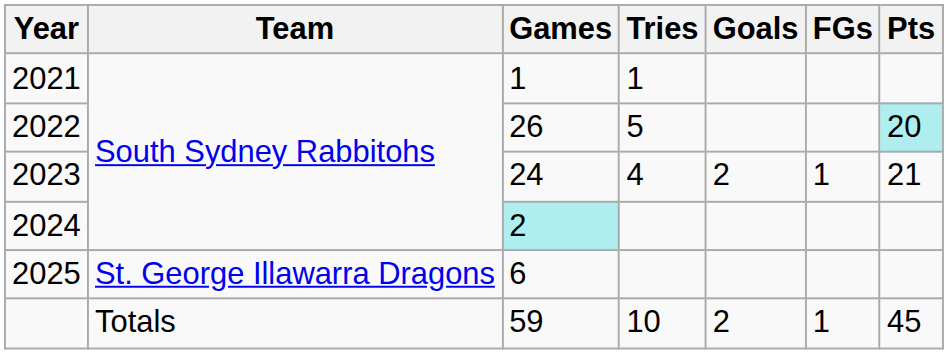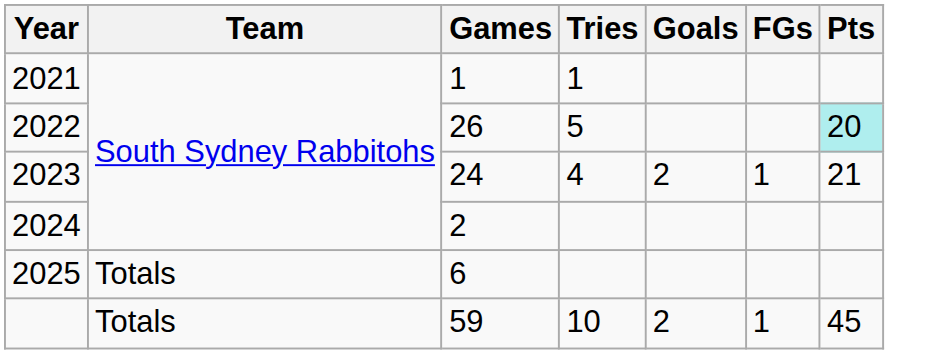(518, 224) paleturquoise background -> (458, 224) no background
(295, 273) St. George Illawarra Dragons -> (135, 273) Totals
